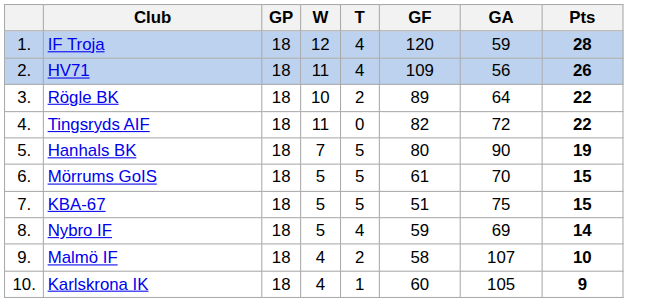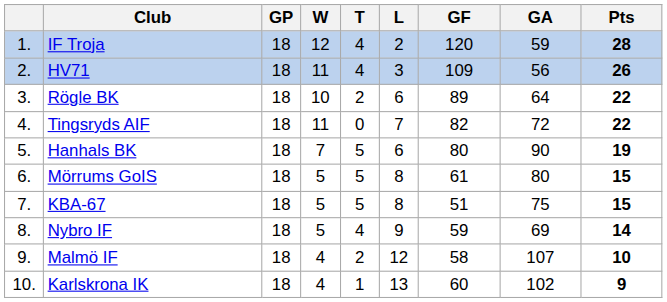+ column: (399, 17)
(501, 177) 70 -> (540, 177) 80
(501, 284) 105 -> (540, 284) 102
